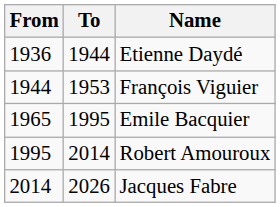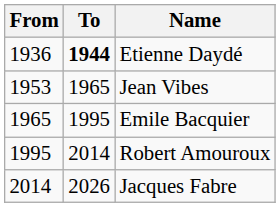(89, 53) normal -> (89, 53) bold
- row: (189, 86)
+ row: (164, 86)
